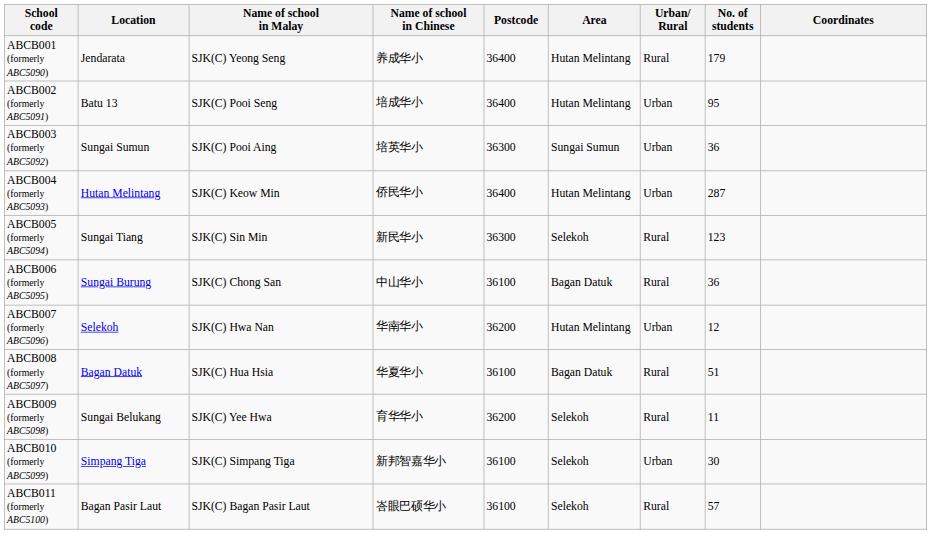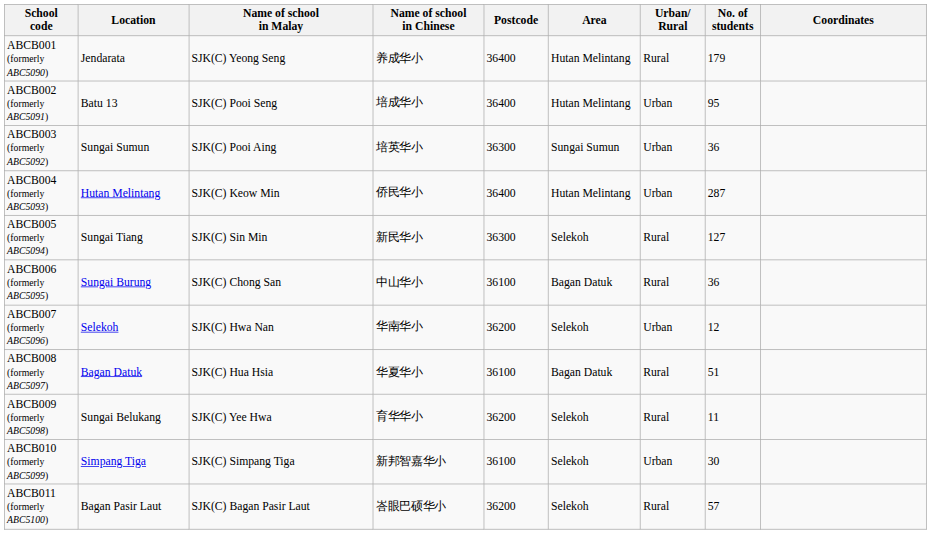(716, 237) 123 -> (716, 237) 127
(591, 327) Hutan Melintang -> (570, 327) Selekoh
(501, 506) 36100 -> (501, 506) 36200
